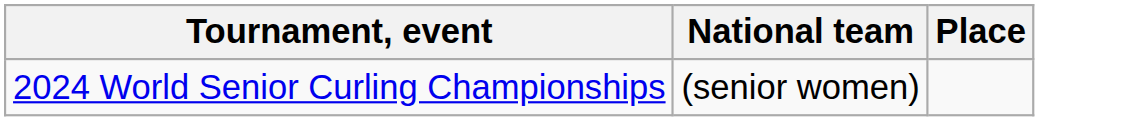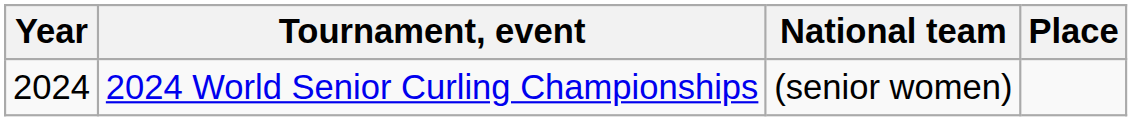+ column: (51, 31)
